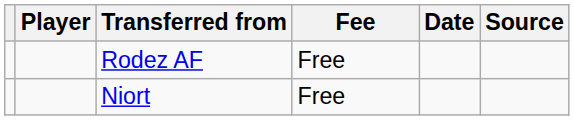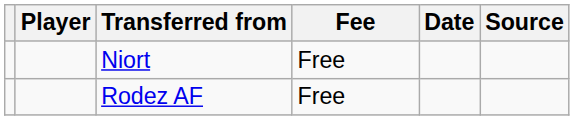rows swapped: (126, 96) <-> (152, 59)
